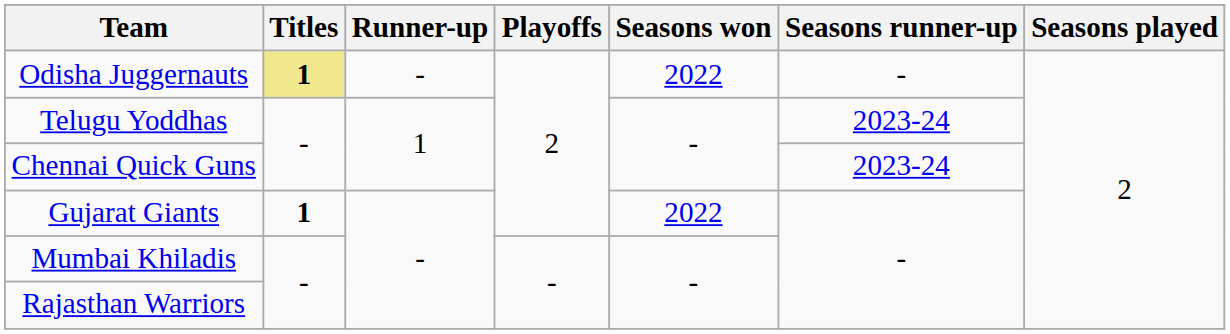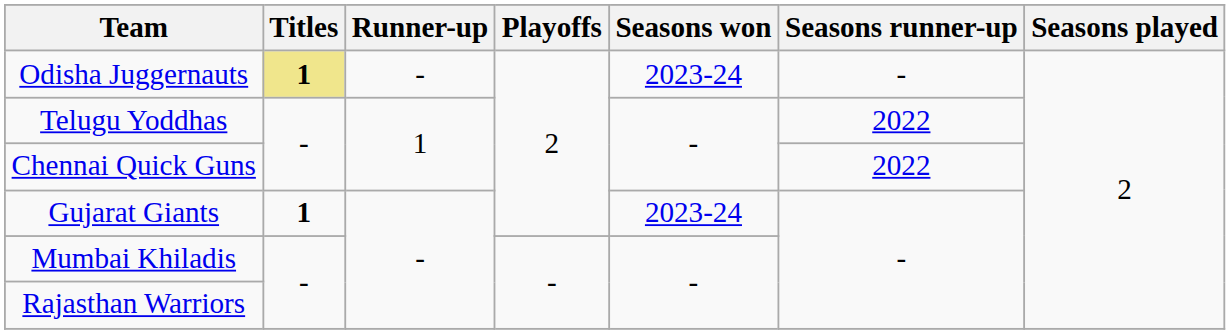(693, 73) 2022 -> (693, 73) 2023-24
(901, 119) 2023-24 -> (901, 119) 2022
(901, 166) 2023-24 -> (901, 166) 2022
(693, 212) 2022 -> (693, 212) 2023-24
